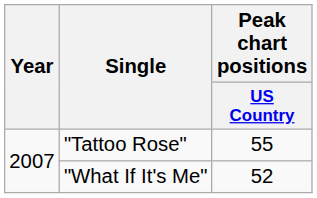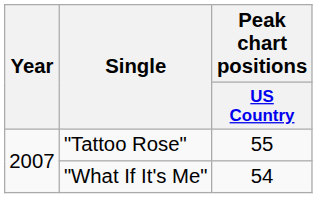(262, 176) 52 -> (262, 176) 54
